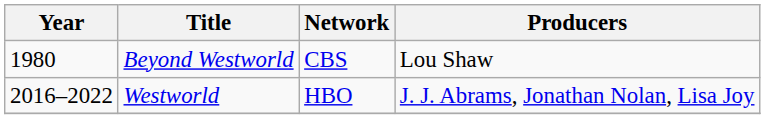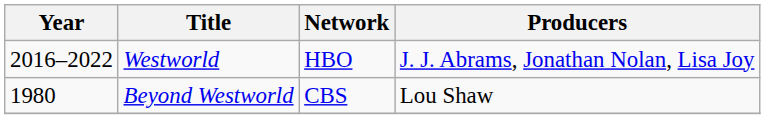rows swapped: (209, 58) <-> (171, 95)
